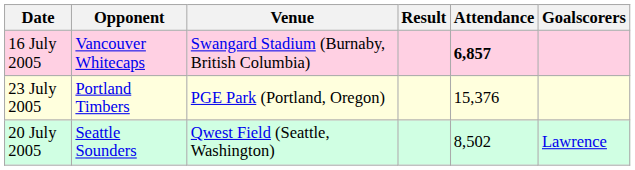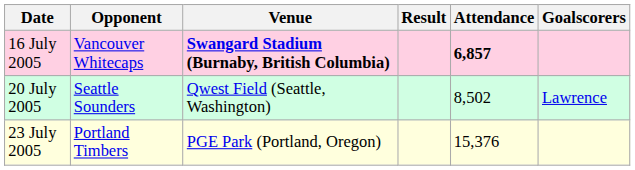(288, 52) normal -> (288, 52) bold
rows swapped: (32, 142) <-> (32, 97)
